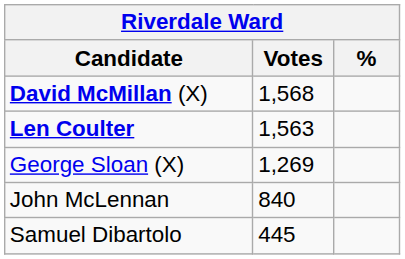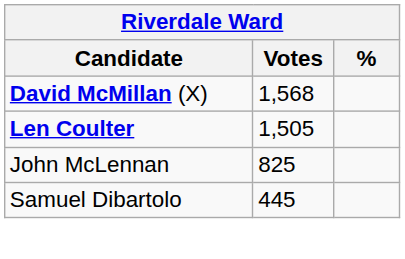(286, 128) 1,563 -> (286, 128) 1,505
- row: (97, 164)
(277, 199) 840 -> (277, 164) 825
